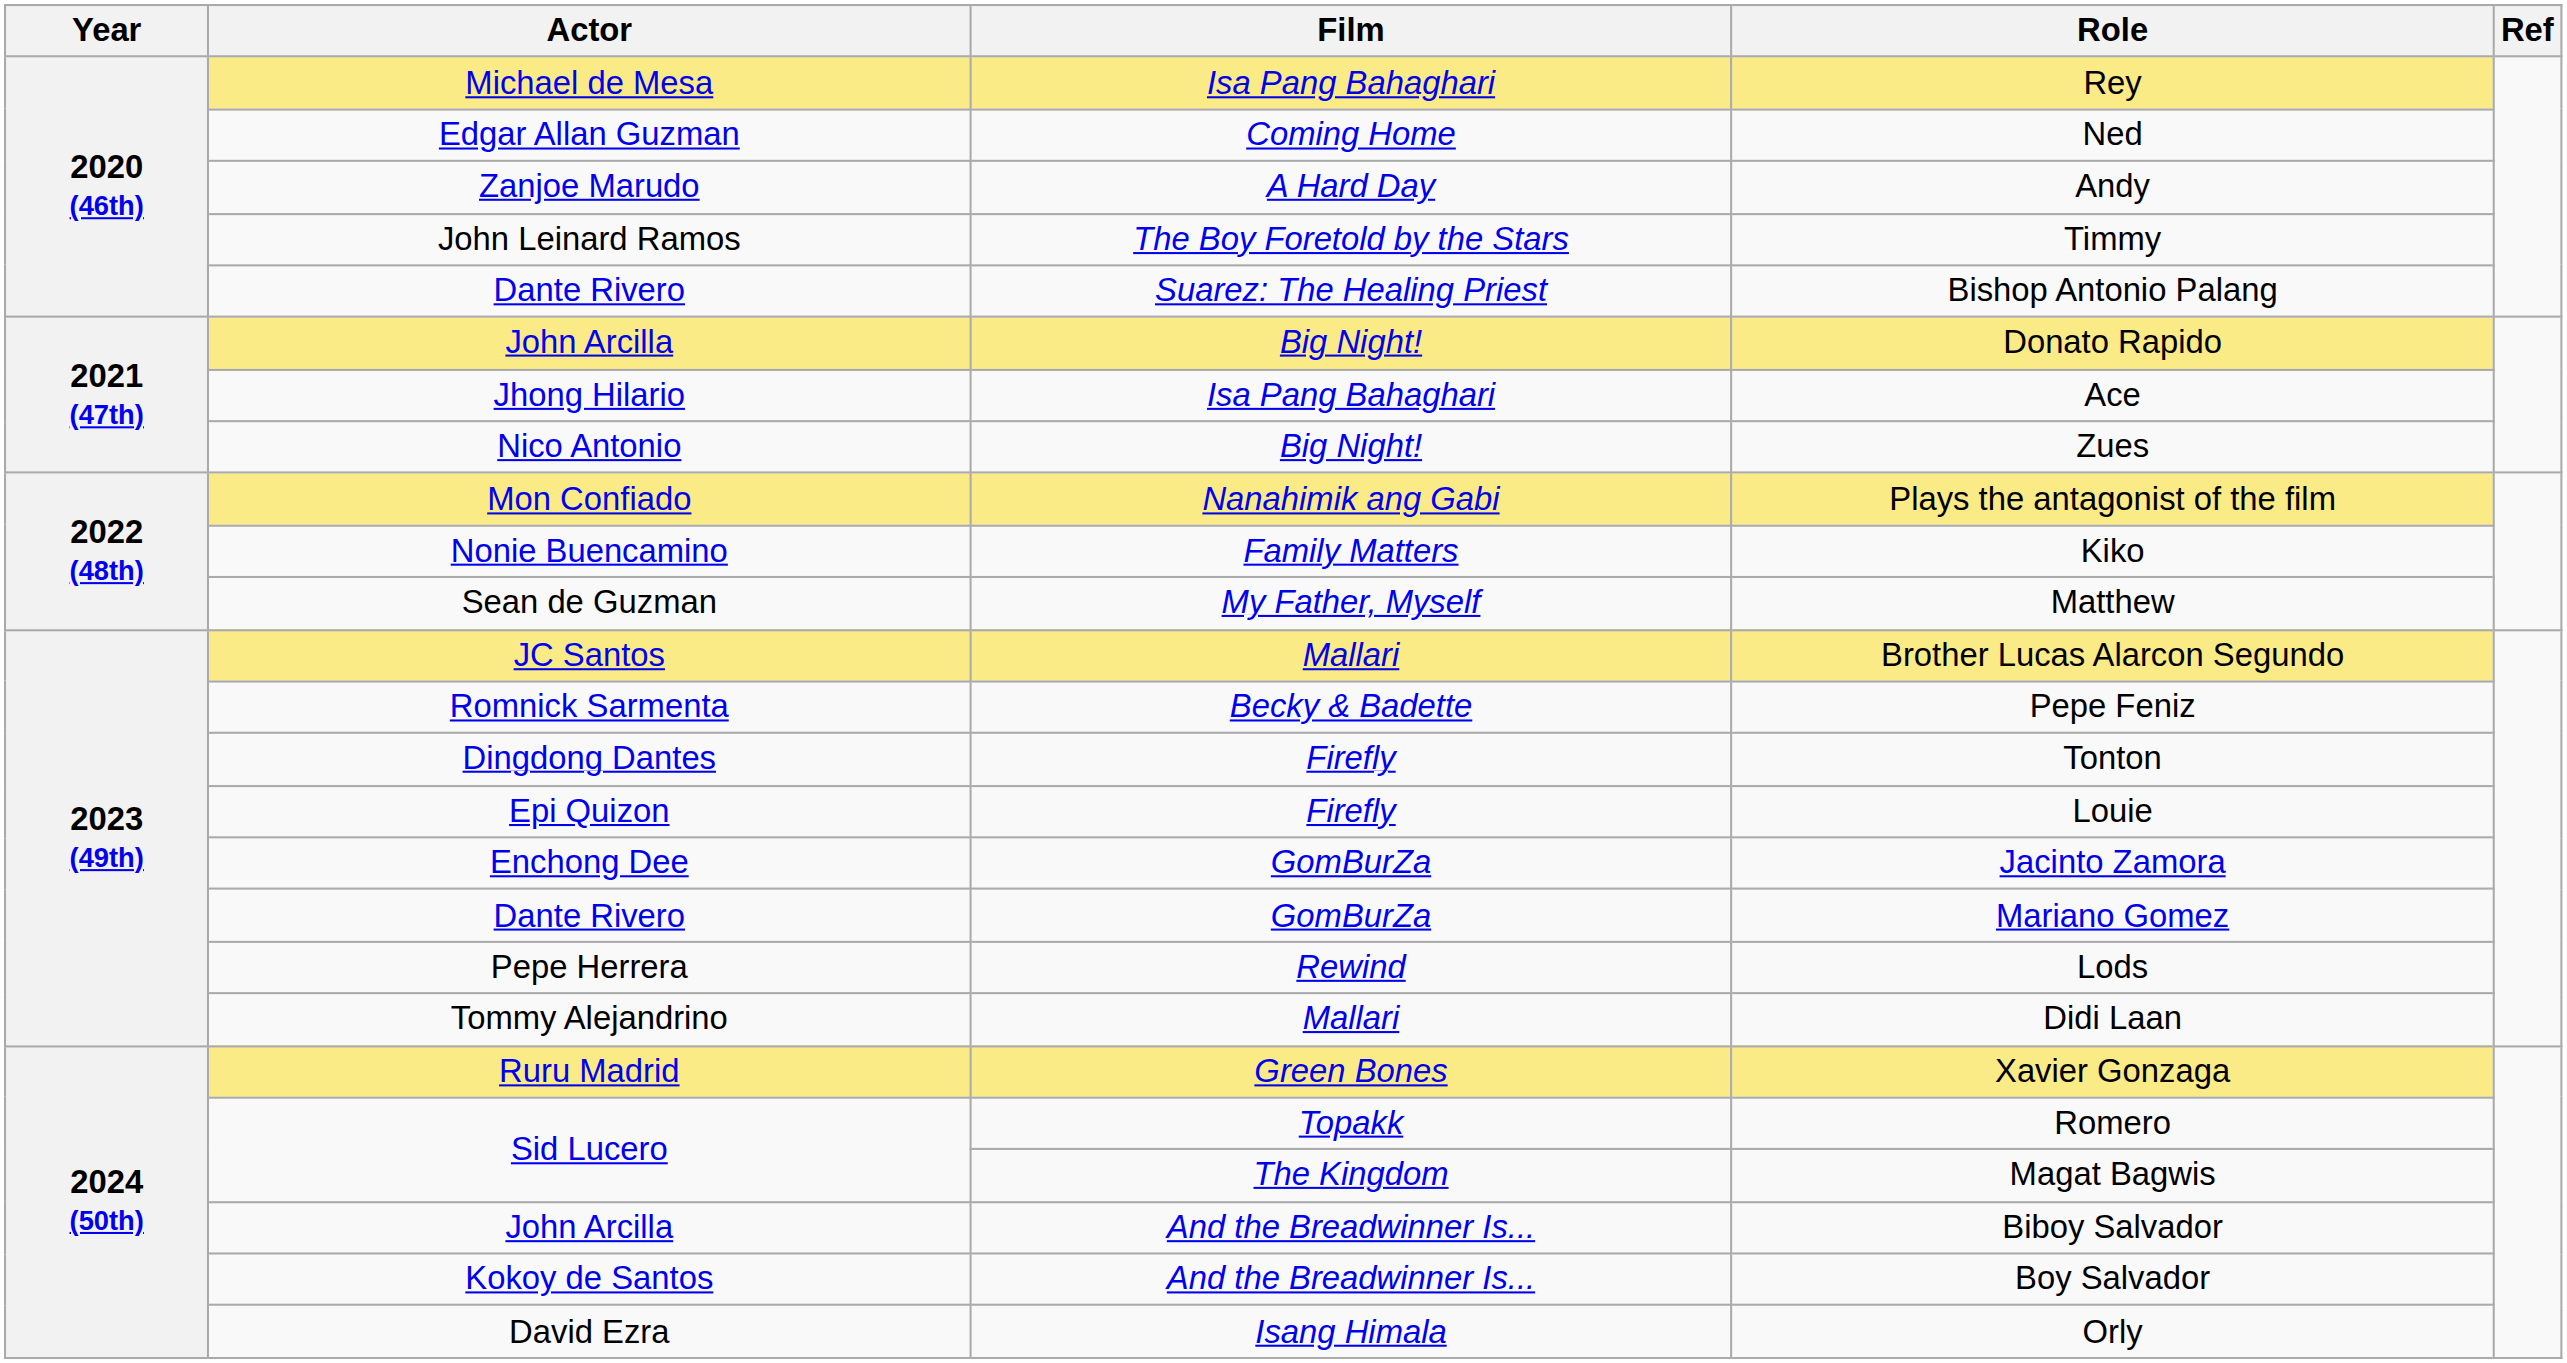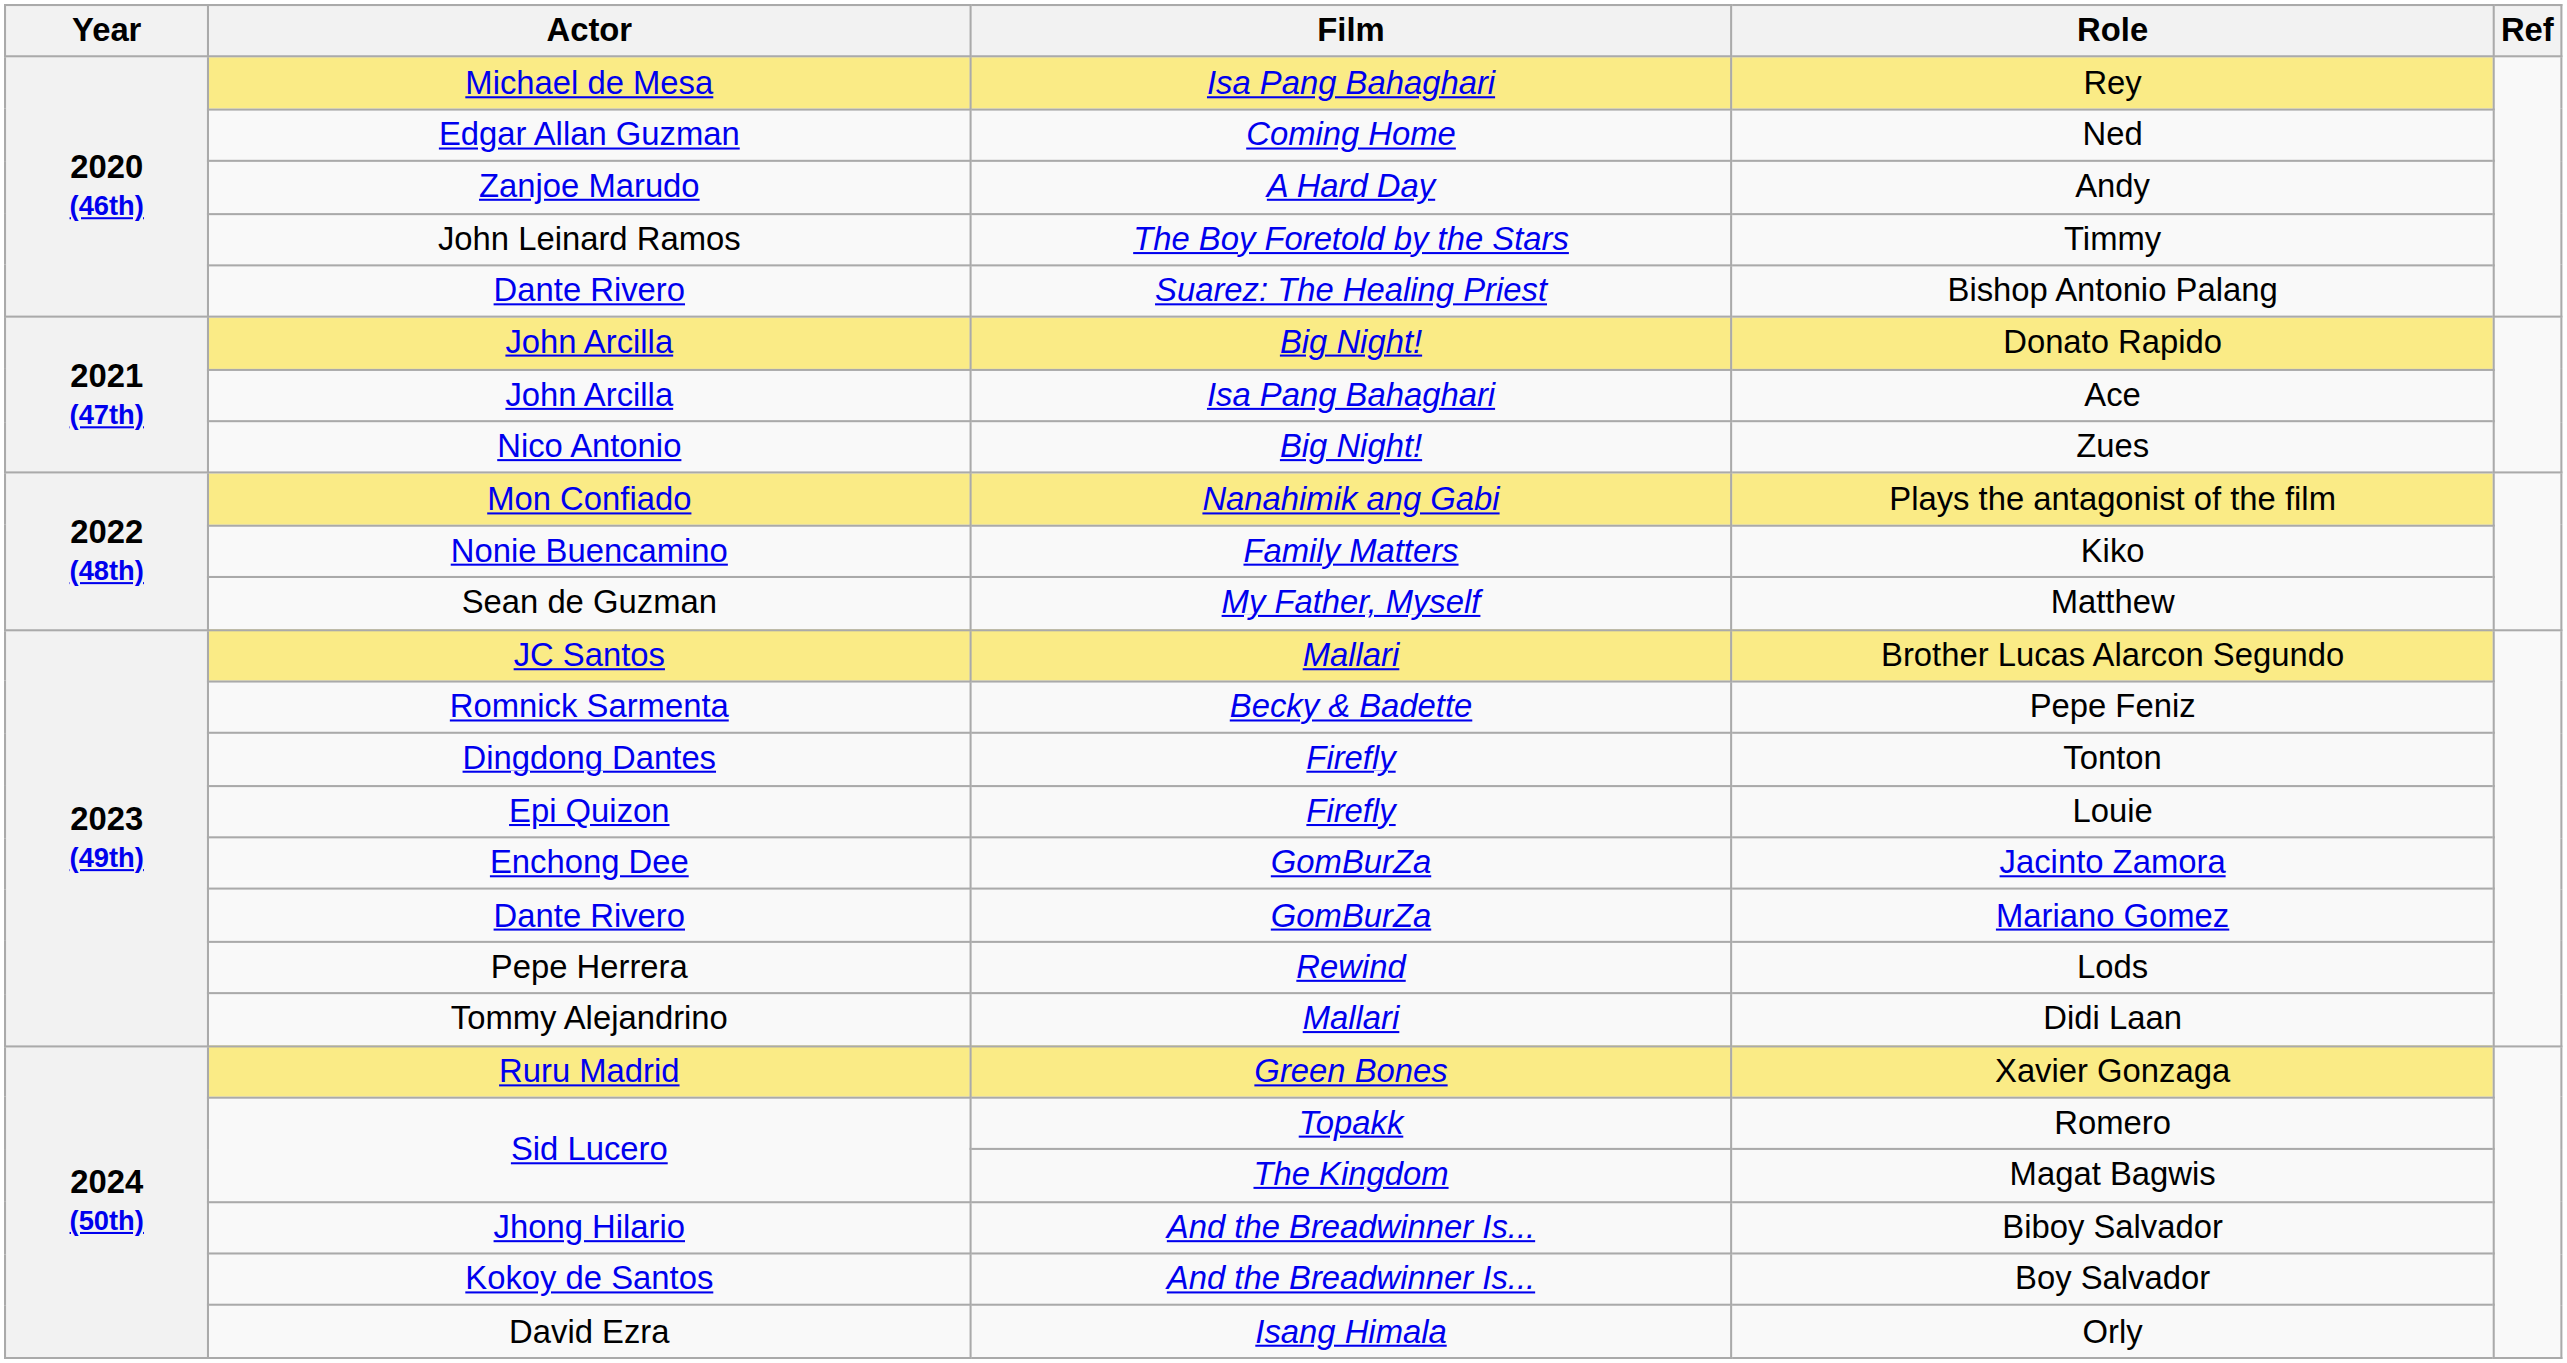(589, 394) Jhong Hilario -> (589, 394) John Arcilla
(589, 1226) John Arcilla -> (589, 1226) Jhong Hilario
